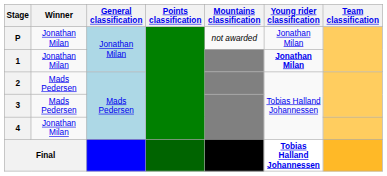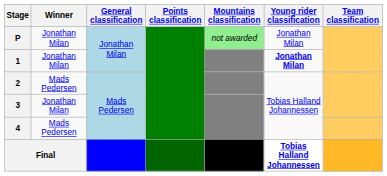(234, 38) no background -> (234, 38) lightgreen background
(59, 106) Mads Pedersen -> (59, 106) Jonathan Milan
(59, 128) Jonathan Milan -> (59, 128) Mads Pedersen
